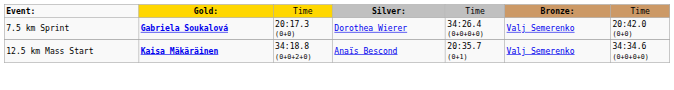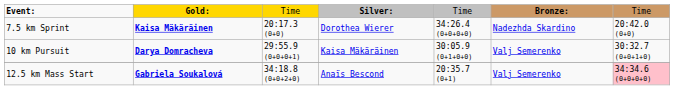(184, 29) Gabriela Soukalová -> (174, 29) Kaisa Mäkäräinen
(541, 29) Valj Semerenko -> (534, 29) Nadezhda Skardino
+ row: (38, 51)
(179, 51) Kaisa Mäkäräinen -> (179, 74) Gabriela Soukalová
(631, 51) no background -> (633, 74) pink background
